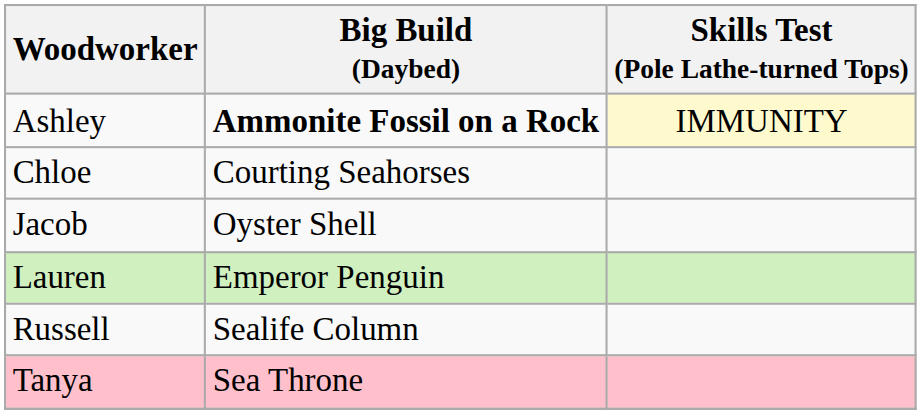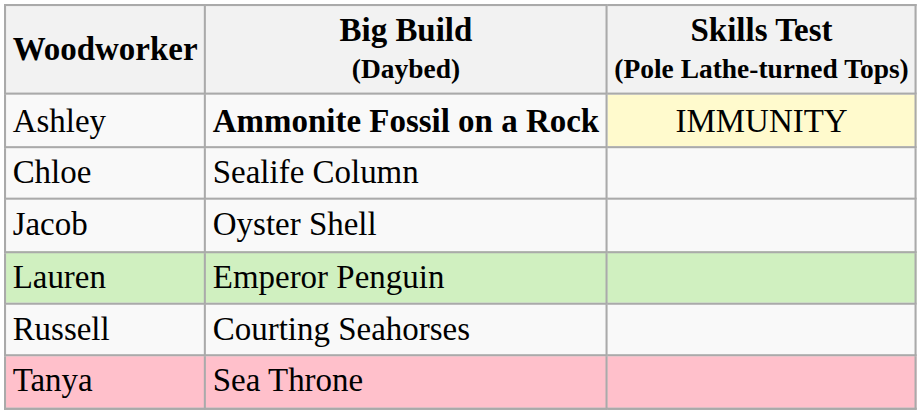(341, 172) Courting Seahorses -> (316, 172) Sealife Column
(316, 329) Sealife Column -> (341, 329) Courting Seahorses
